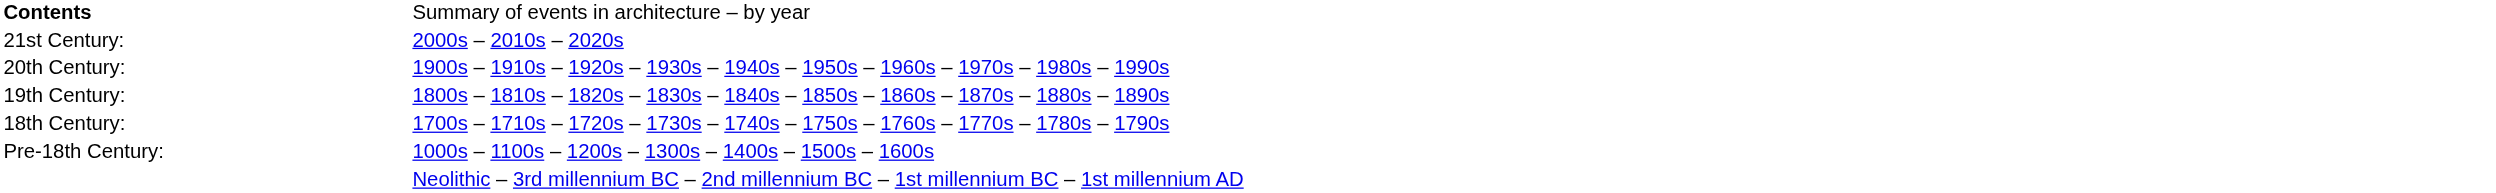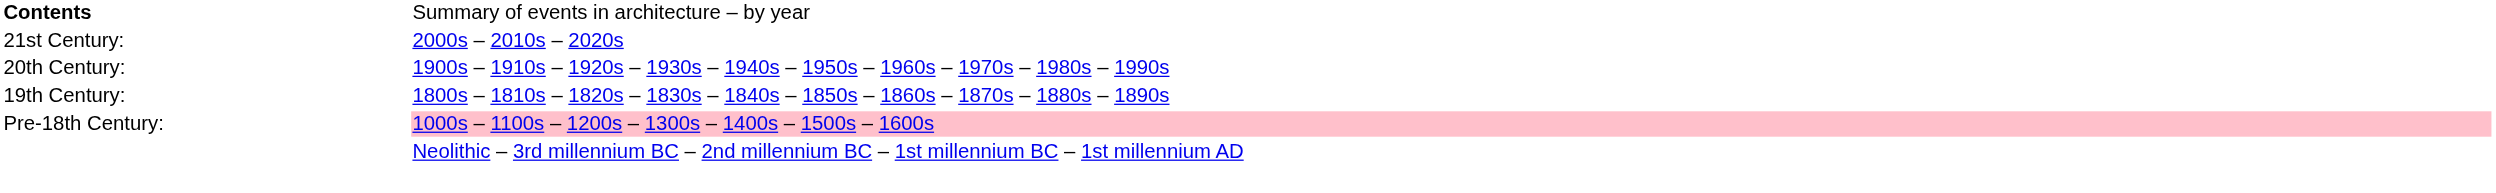- row: (64, 123)
(673, 151) no background -> (673, 123) pink background
